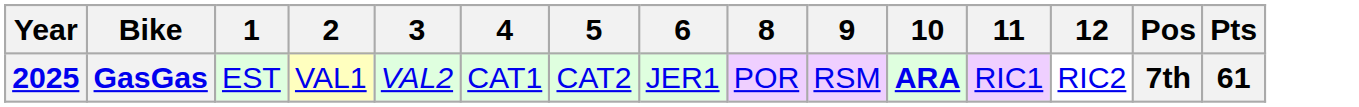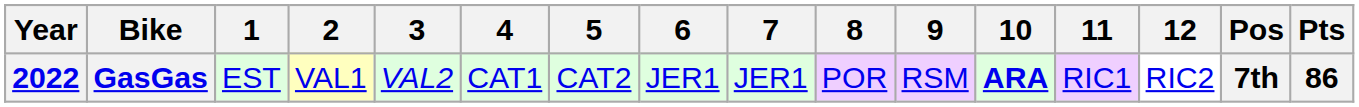+ column: (771, 29)
(46, 77) 2025 -> (46, 77) 2022
(1234, 77) 61 -> (1322, 77) 86
